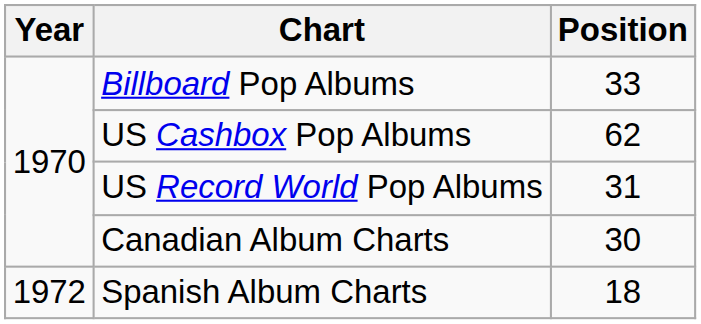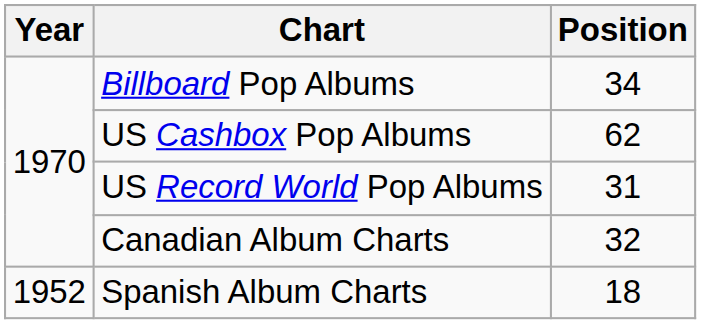(623, 82) 33 -> (623, 82) 34
(623, 239) 30 -> (623, 239) 32
(49, 291) 1972 -> (49, 291) 1952
